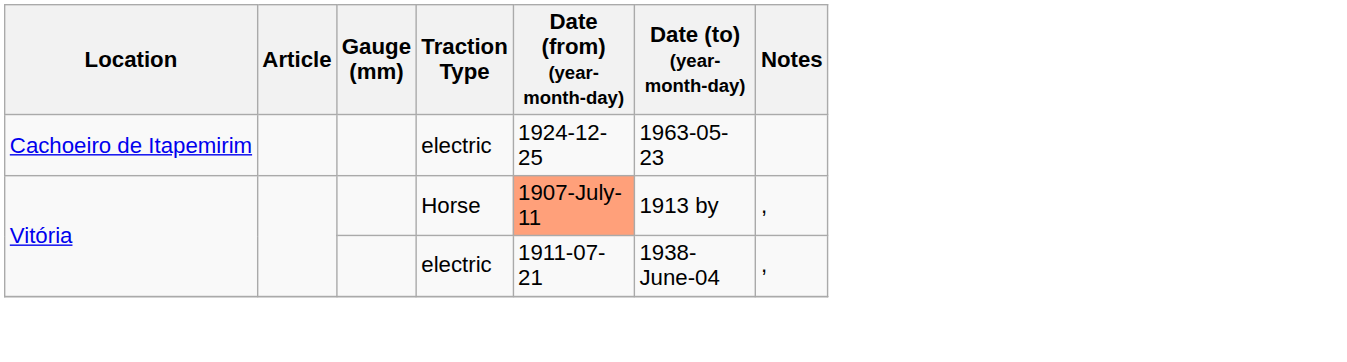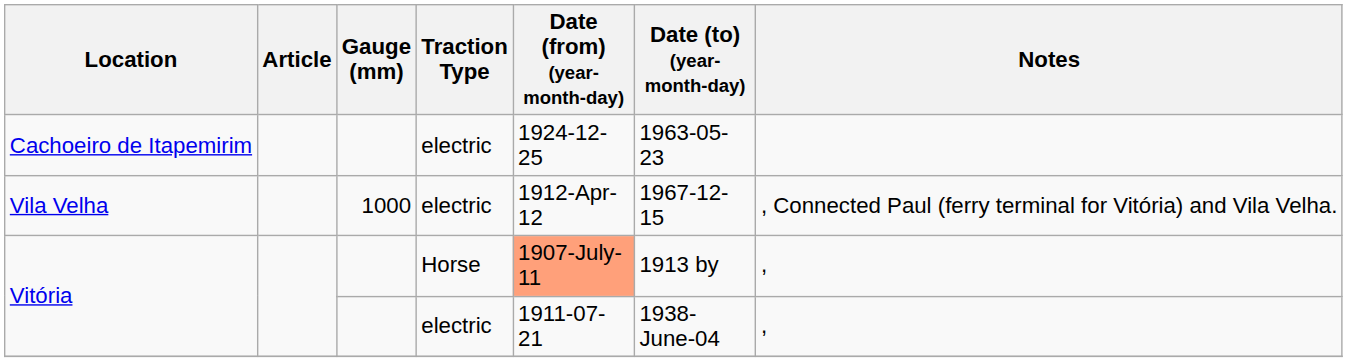+ row: (59, 205)
